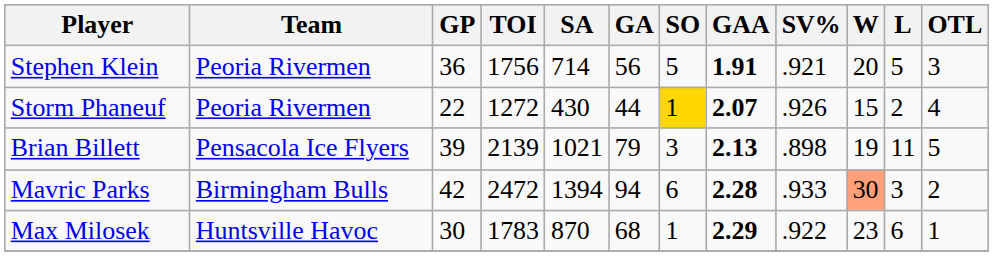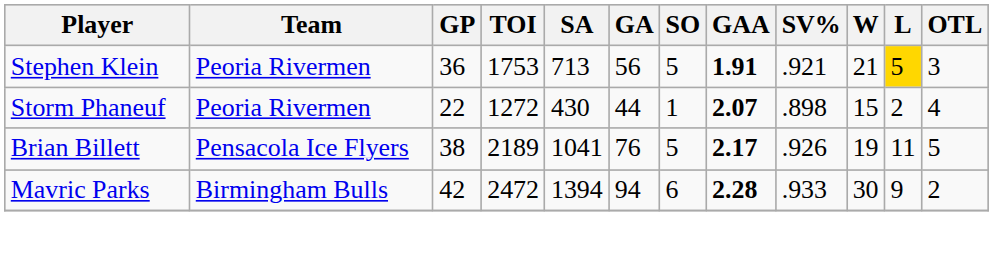(513, 66) 1756 -> (513, 66) 1753
(570, 66) 714 -> (570, 66) 713
(866, 66) 20 -> (866, 66) 21
(897, 66) no background -> (897, 66) gold background
(672, 107) gold background -> (672, 107) no background
(804, 107) .926 -> (804, 107) .898
(452, 148) 39 -> (452, 148) 38
(513, 148) 2139 -> (513, 148) 2189
(577, 148) 1021 -> (577, 148) 1041
(628, 148) 79 -> (628, 148) 76
(672, 148) 3 -> (672, 148) 5
(735, 148) 2.13 -> (735, 148) 2.17
(804, 148) .898 -> (804, 148) .926
(866, 189) lightsalmon background -> (866, 189) no background
(897, 189) 3 -> (897, 189) 9
- row: (80, 230)
